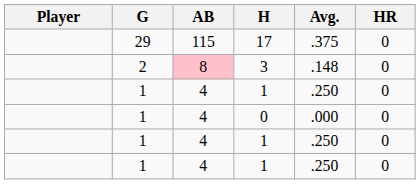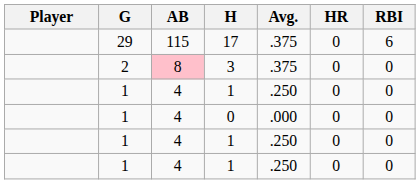+ column: (389, 16)
(325, 66) .148 -> (283, 66) .375
